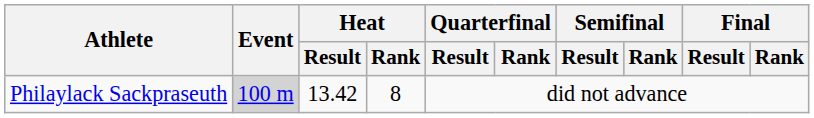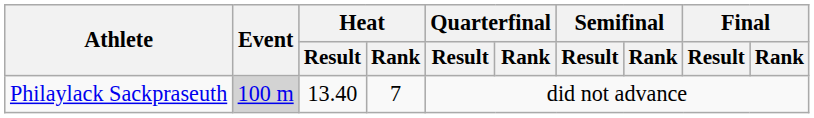(332, 94) 13.42 -> (332, 94) 13.40
(396, 94) 8 -> (396, 94) 7
